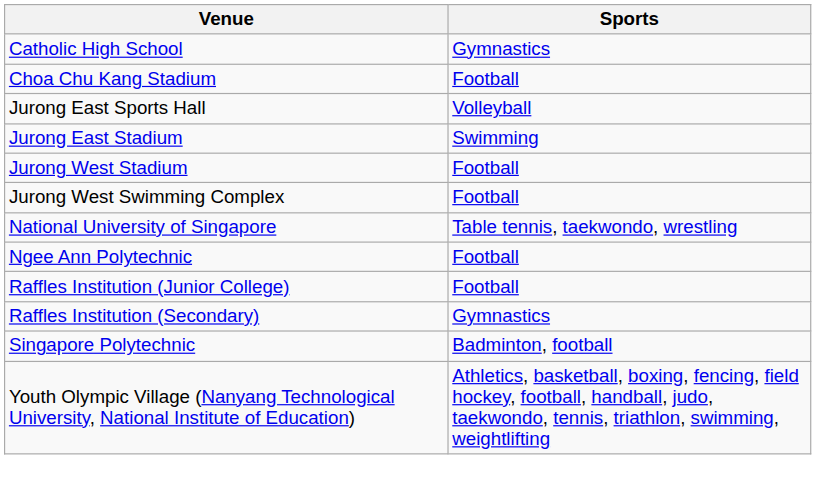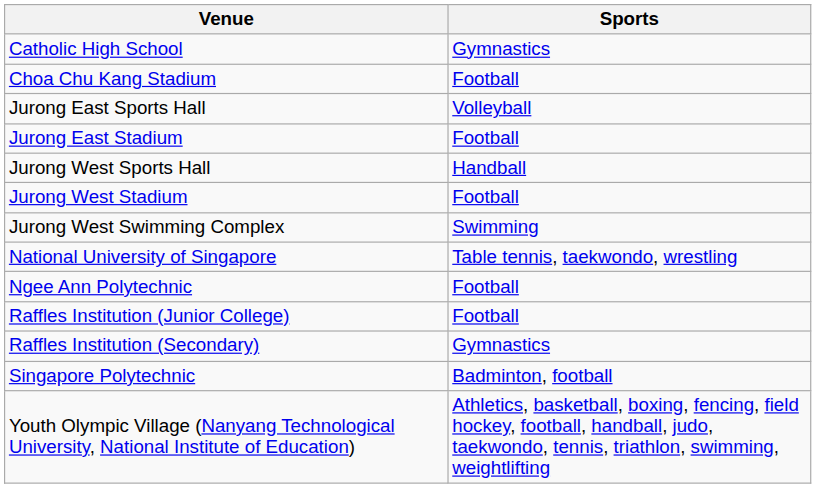(495, 138) Swimming -> (486, 138) Football
+ row: (110, 167)
(486, 197) Football -> (495, 227) Swimming
